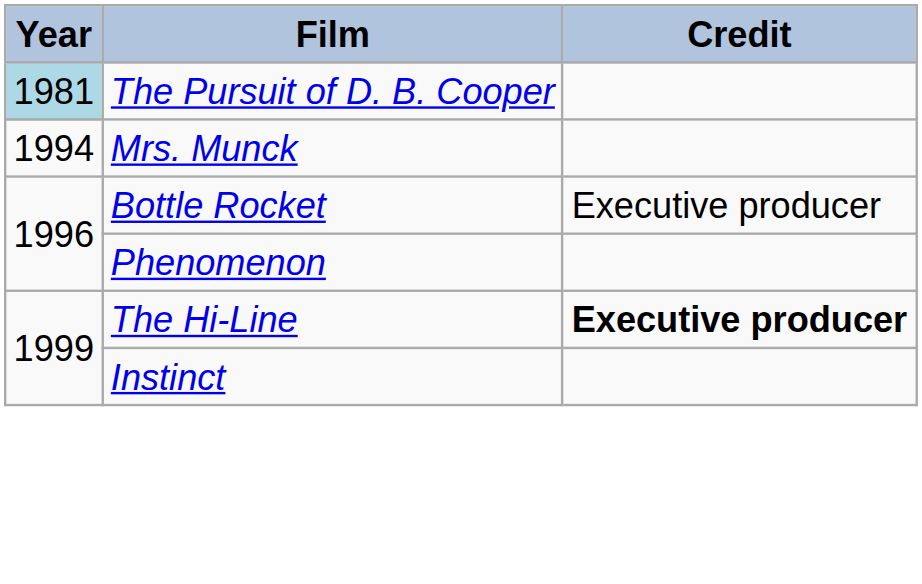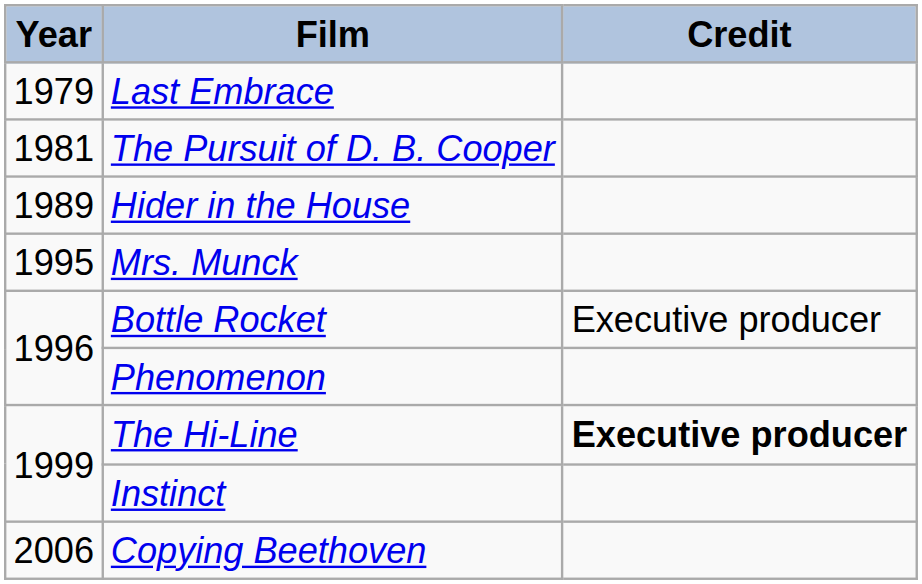+ row: (222, 91)
(54, 91) lightblue background -> (54, 149) no background
+ row: (261, 206)
(54, 149) 1994 -> (54, 263) 1995
+ row: (269, 549)
